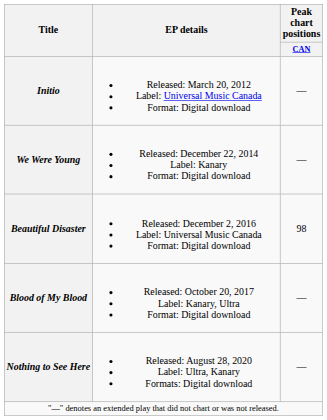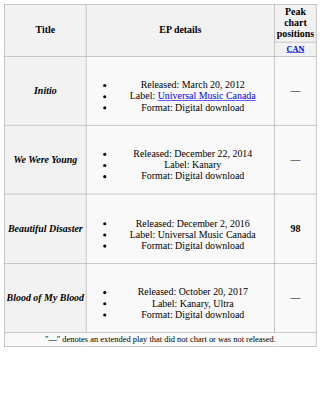(302, 229) normal -> (295, 229) bold
- row: (48, 367)
